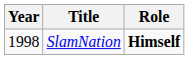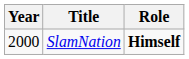(24, 41) 1998 -> (24, 41) 2000
